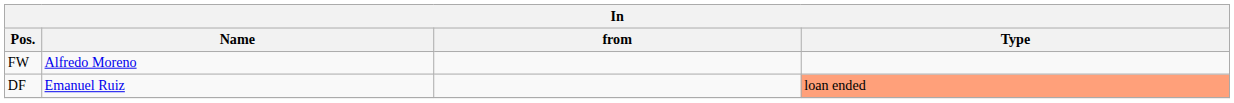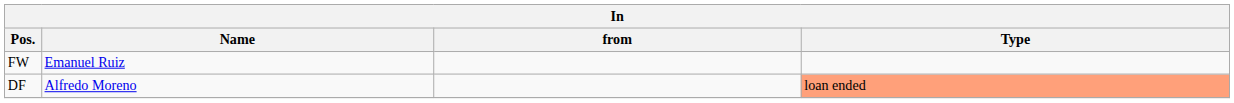(91, 63) Alfredo Moreno -> (85, 63) Emanuel Ruiz
(85, 86) Emanuel Ruiz -> (91, 86) Alfredo Moreno
